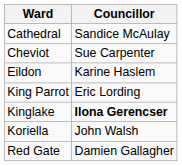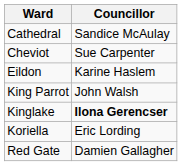(107, 92) Eric Lording -> (106, 92) John Walsh
(106, 131) John Walsh -> (107, 131) Eric Lording
